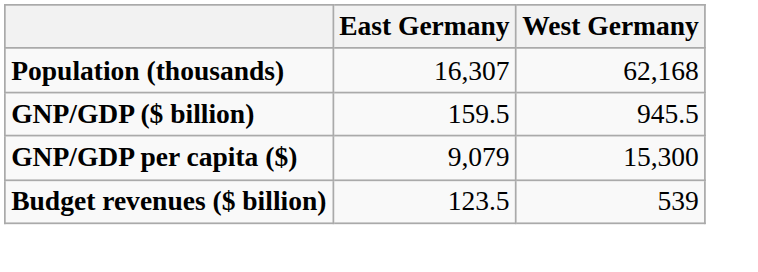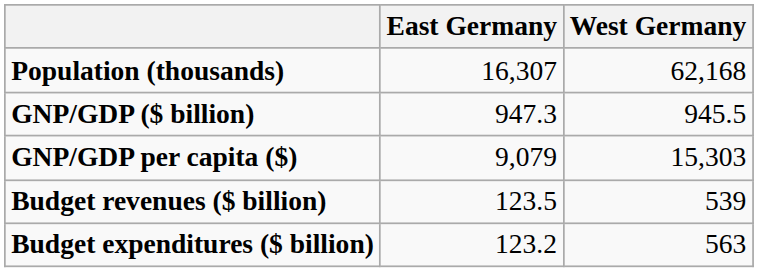(479, 113) 159.5 -> (526, 113) 947.3
(661, 157) 15,300 -> (708, 157) 15,303
+ row: (193, 244)
